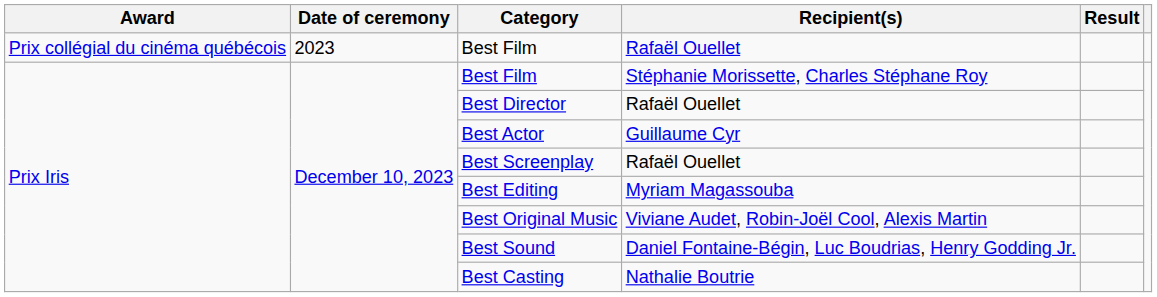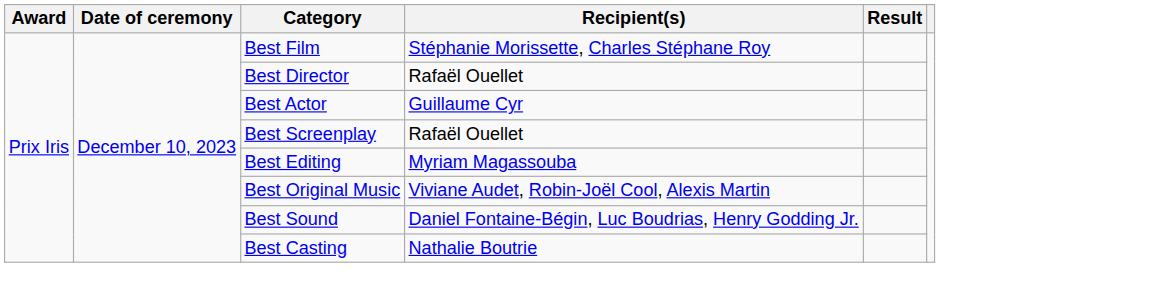- row: (499, 47)
